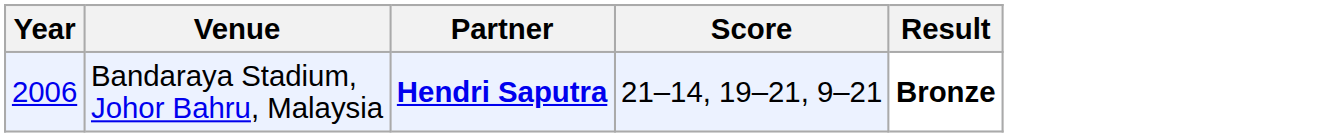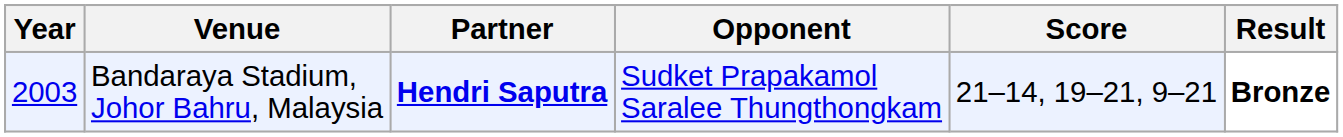+ column: (782, 29)
(45, 91) 2006 -> (45, 91) 2003
